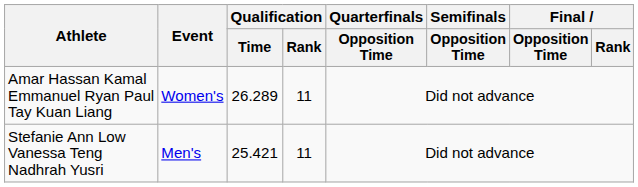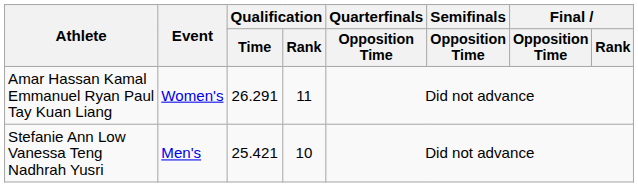(255, 96) 26.289 -> (255, 96) 26.291
(304, 153) 11 -> (304, 153) 10
